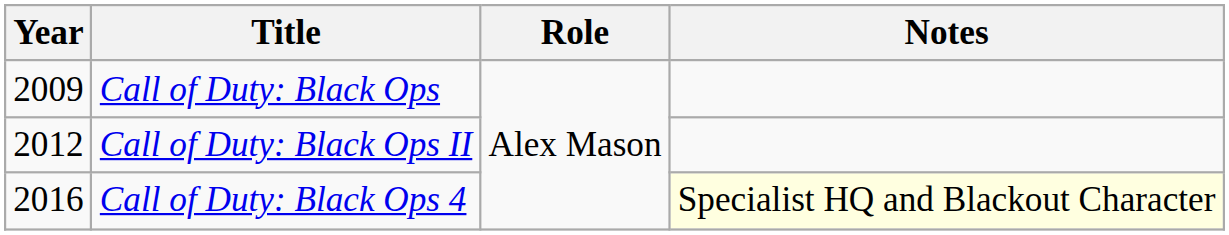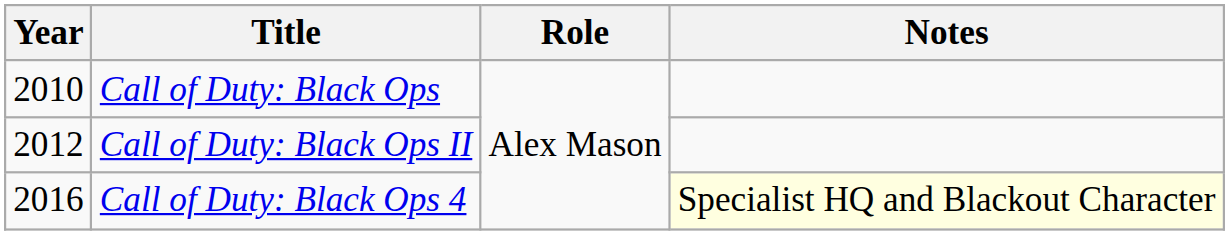(48, 88) 2009 -> (48, 88) 2010
